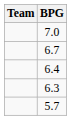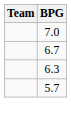- row: (52, 69)
